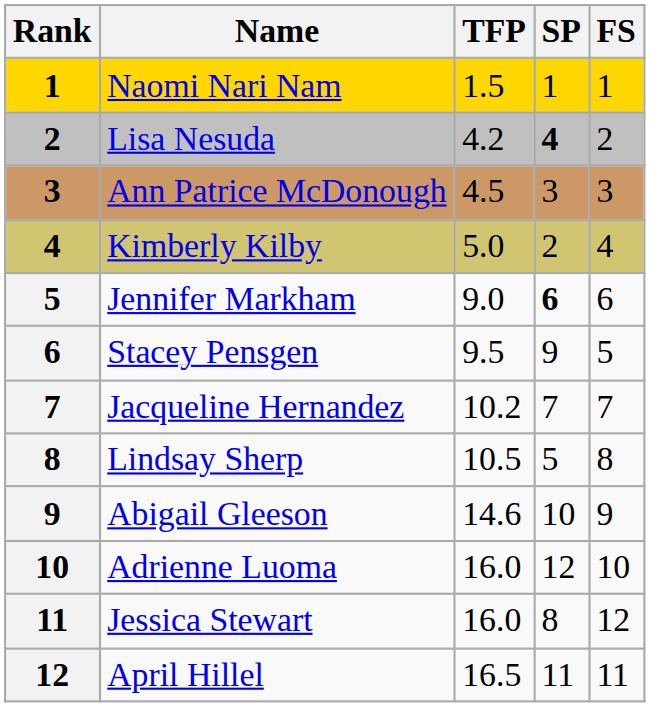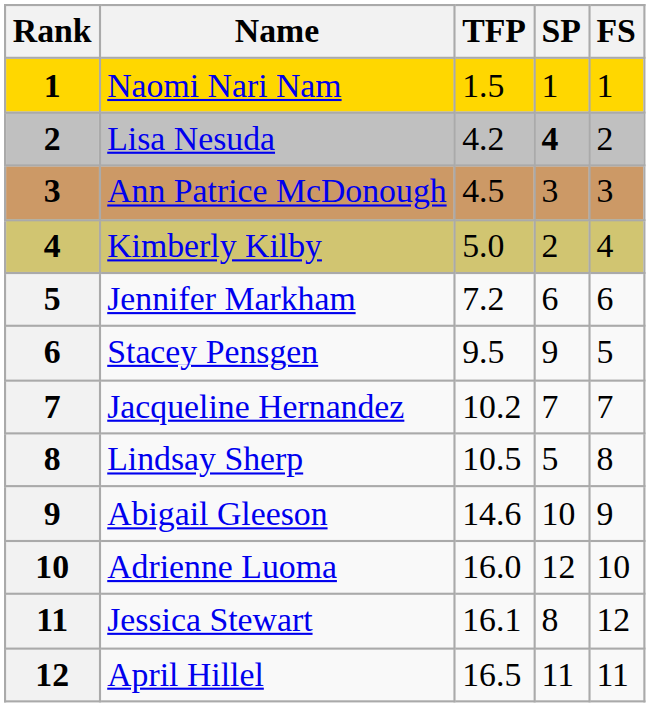(483, 298) 9.0 -> (483, 298) 7.2
(550, 298) bold -> (550, 298) normal
(492, 620) 16.0 -> (492, 620) 16.1
